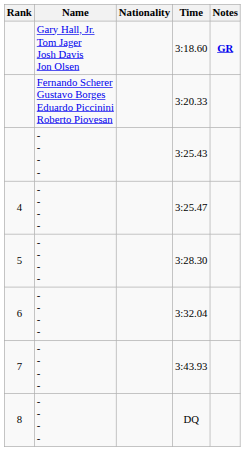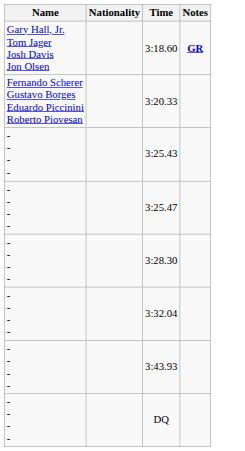- column: (19, 13)
